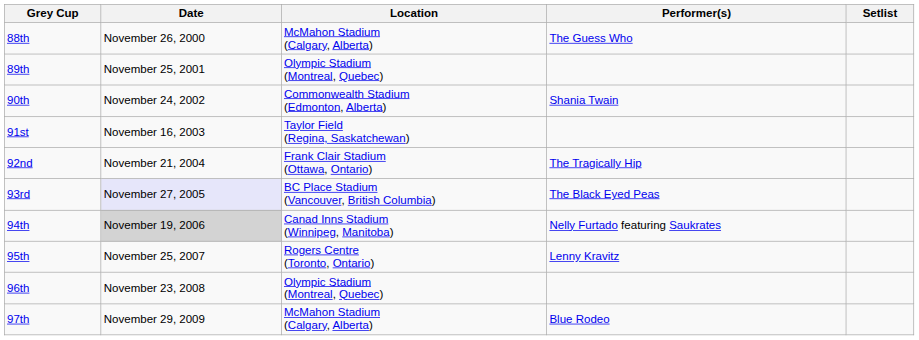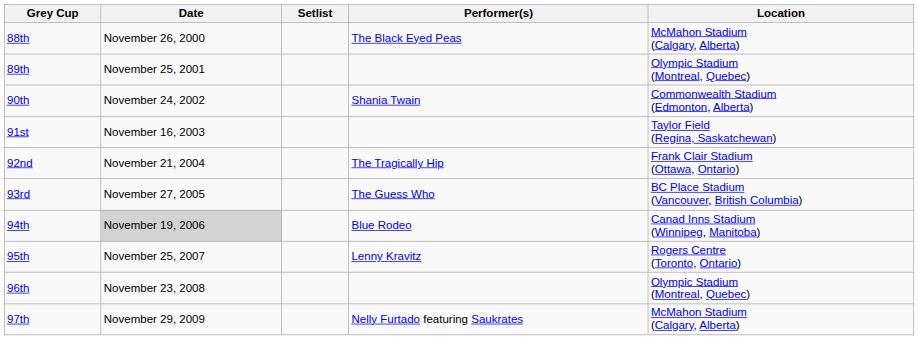columns swapped: (414, 13) <-> (880, 13)
(591, 38) The Guess Who -> (407, 38) The Black Eyed Peas
(154, 194) lavender background -> (154, 194) no background
(604, 194) The Black Eyed Peas -> (393, 194) The Guess Who
(635, 225) Nelly Furtado featuring Saukrates -> (382, 225) Blue Rodeo
(580, 319) Blue Rodeo -> (437, 319) Nelly Furtado featuring Saukrates
